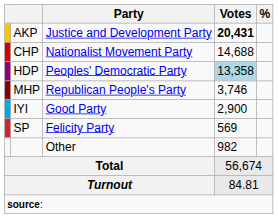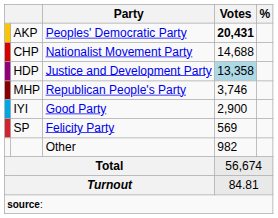(129, 33) Justice and Development Party -> (116, 33) Peoples' Democratic Party
(116, 71) Peoples' Democratic Party -> (129, 71) Justice and Development Party
